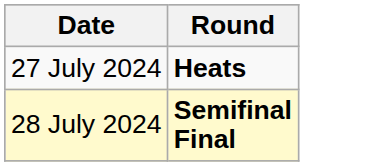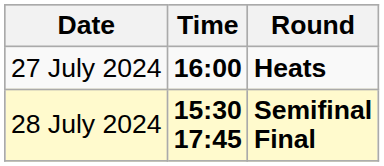+ column: (208, 25)
